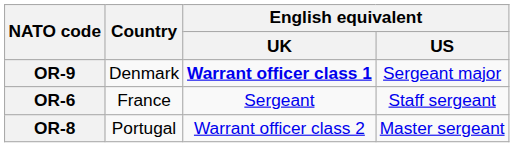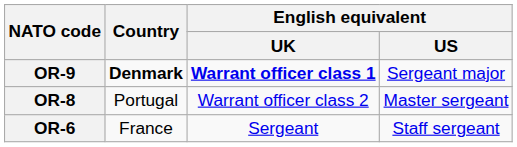(144, 73) normal -> (146, 73) bold
rows swapped: (55, 127) <-> (55, 100)
